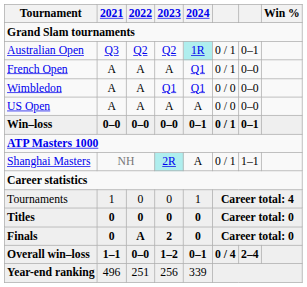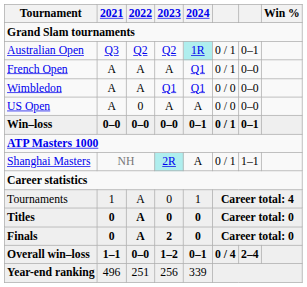(140, 106) A -> (140, 106) 0
(140, 198) 0 -> (140, 198) A
(140, 217) 0 -> (140, 217) A
